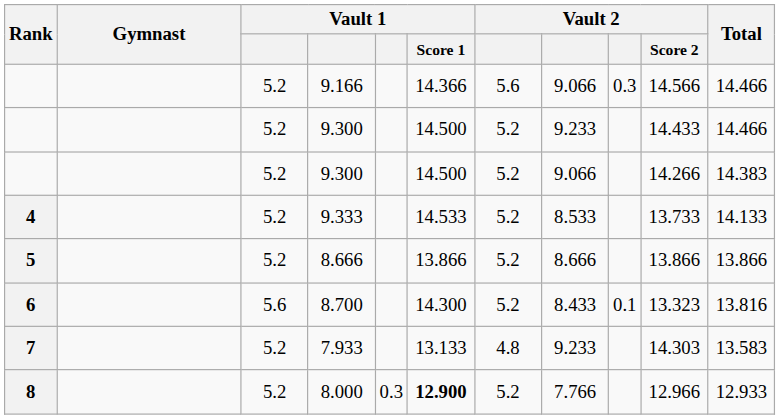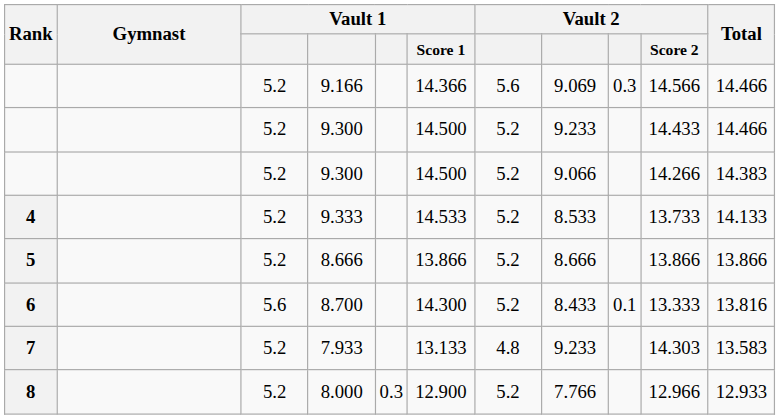(575, 85) 9.066 -> (575, 85) 9.069
(674, 304) 13.323 -> (674, 304) 13.333
(441, 391) bold -> (441, 391) normal
